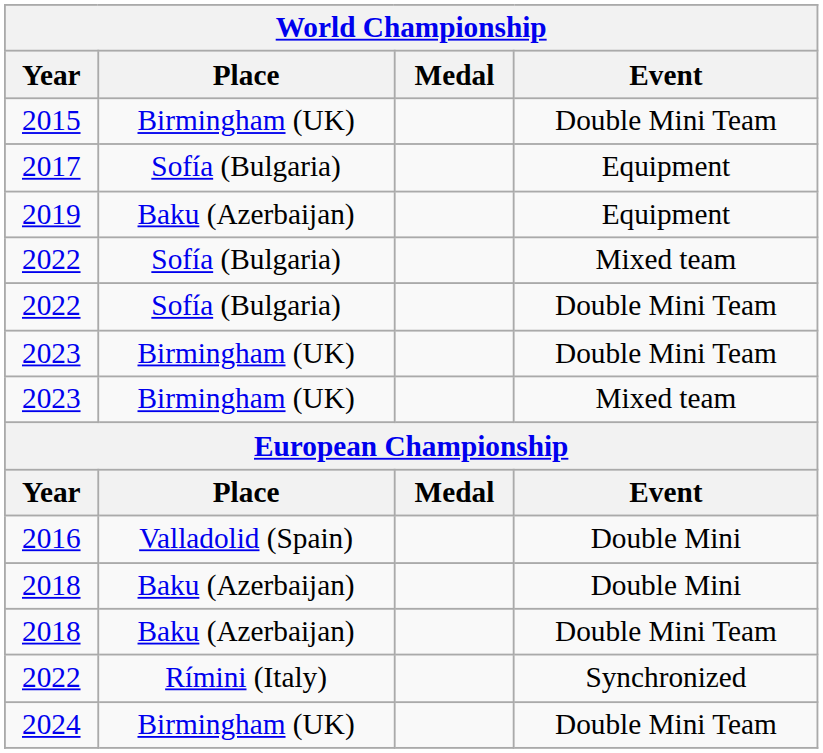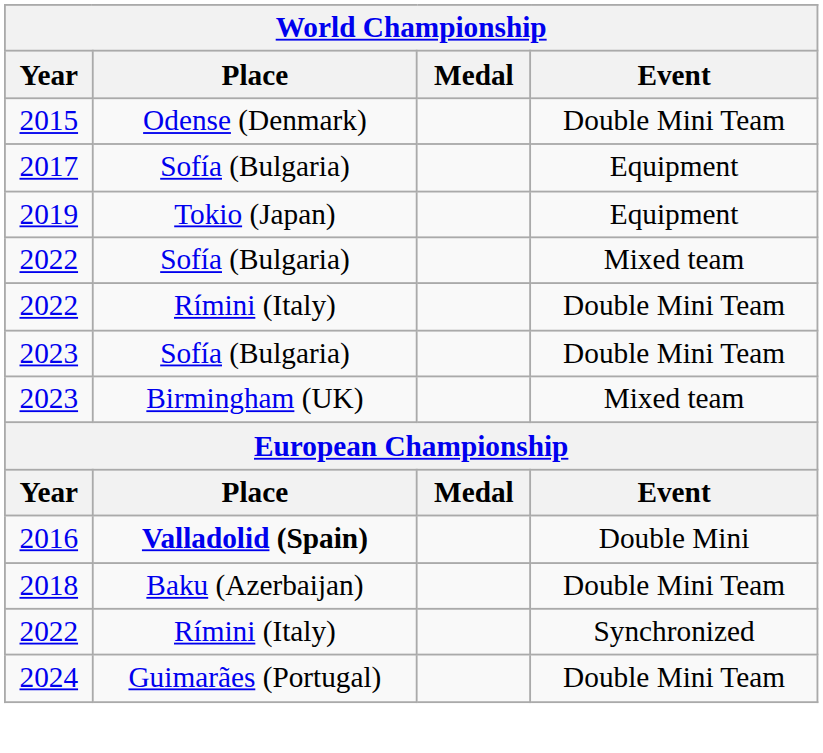(246, 120) Birmingham (UK) -> (255, 120) Odense (Denmark)
(246, 213) Baku (Azerbaijan) -> (255, 213) Tokio (Japan)
(246, 306) Sofía (Bulgaria) -> (255, 306) Rímini (Italy)
(246, 352) Birmingham (UK) -> (255, 352) Sofía (Bulgaria)
(246, 538) normal -> (255, 538) bold
- row: (51, 584)
(246, 724) Birmingham (UK) -> (255, 677) Guimarães (Portugal)
